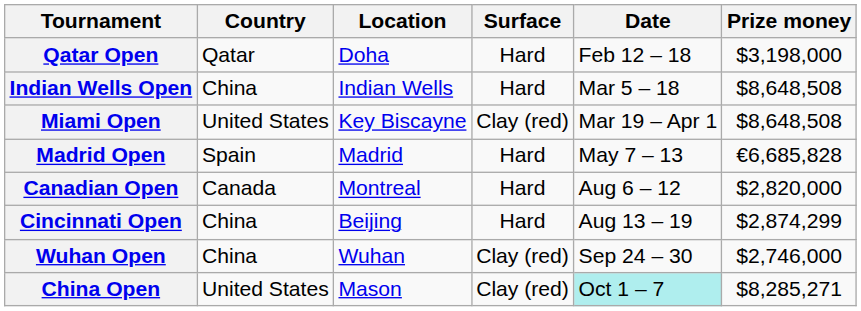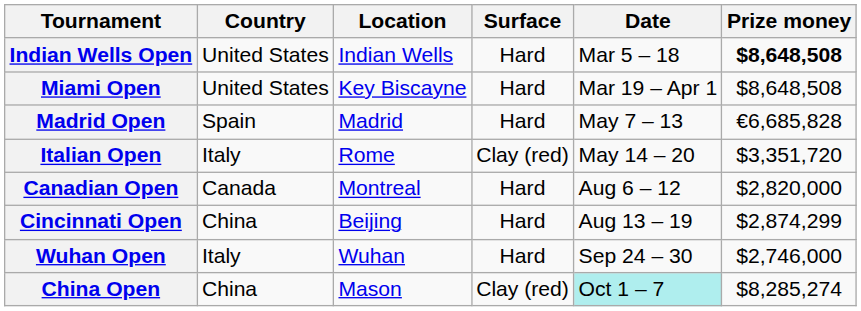- row: (101, 54)
(230, 88) China -> (265, 54) United States
(789, 88) normal -> (789, 54) bold
(523, 121) Clay (red) -> (523, 88) Hard
+ row: (101, 155)
(230, 255) China -> (221, 255) Italy
(523, 255) Clay (red) -> (523, 255) Hard
(265, 289) United States -> (230, 289) China
(789, 289) $8,285,271 -> (789, 289) $8,285,274
